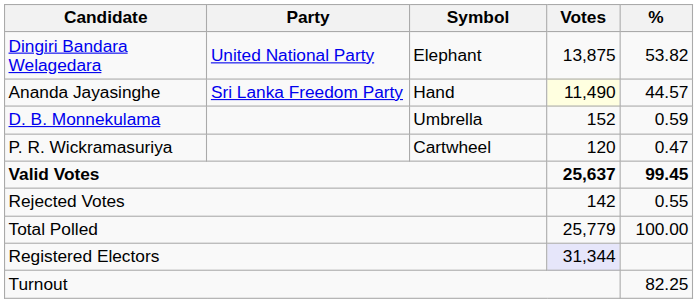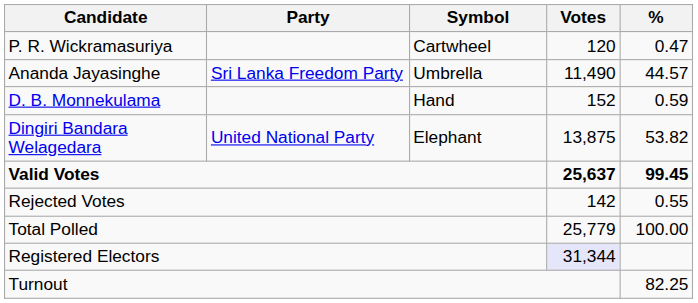rows swapped: (68, 55) <-> (90, 147)
(434, 92) Hand -> (448, 73) Umbrella
(590, 92) lightyellow background -> (590, 73) no background
(448, 119) Umbrella -> (434, 100) Hand
